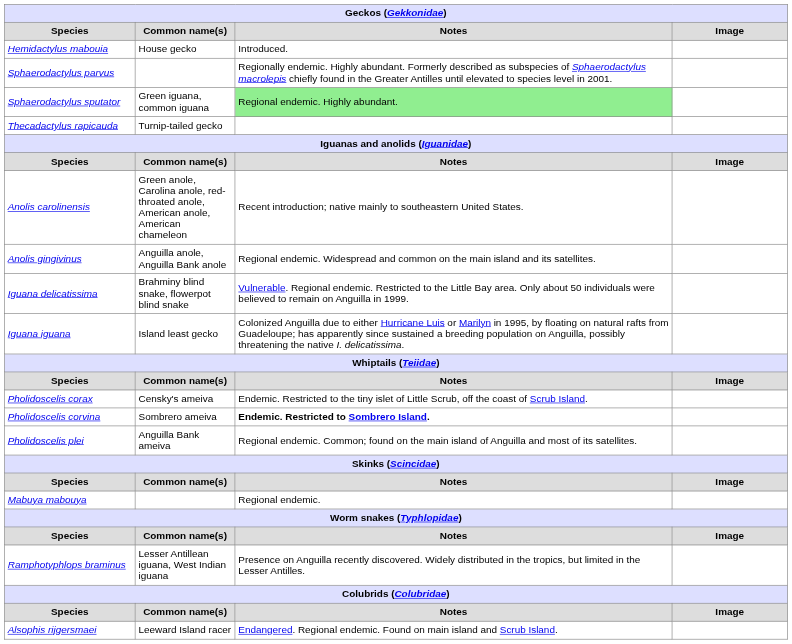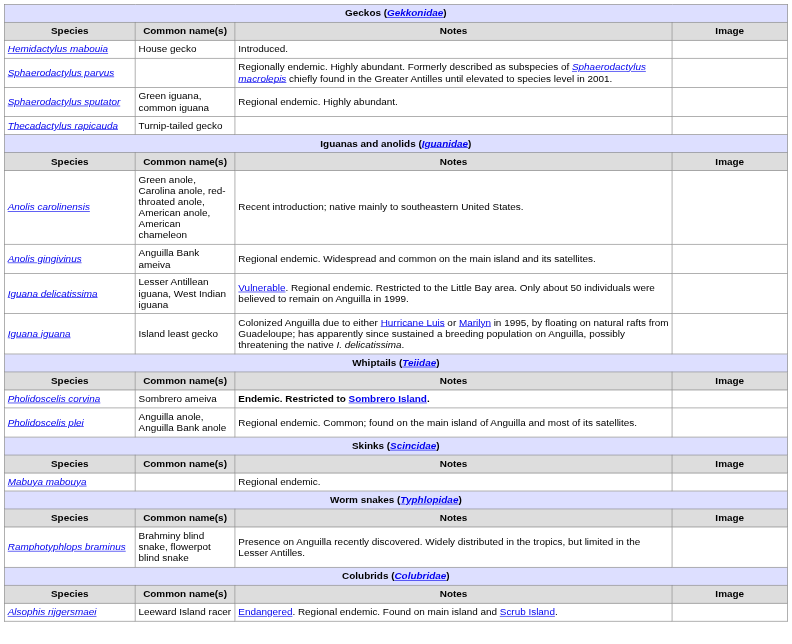(318, 102) lightgreen background -> (318, 102) no background
(182, 259) Anguilla anole, Anguilla Bank anole -> (169, 259) Anguilla Bank ameiva
(175, 293) Brahminy blind snake, flowerpot blind snake -> (182, 293) Lesser Antillean iguana, West Indian iguana
- row: (50, 399)
(169, 440) Anguilla Bank ameiva -> (182, 422) Anguilla anole, Anguilla Bank anole
(182, 565) Lesser Antillean iguana, West Indian iguana -> (175, 547) Brahminy blind snake, flowerpot blind snake
